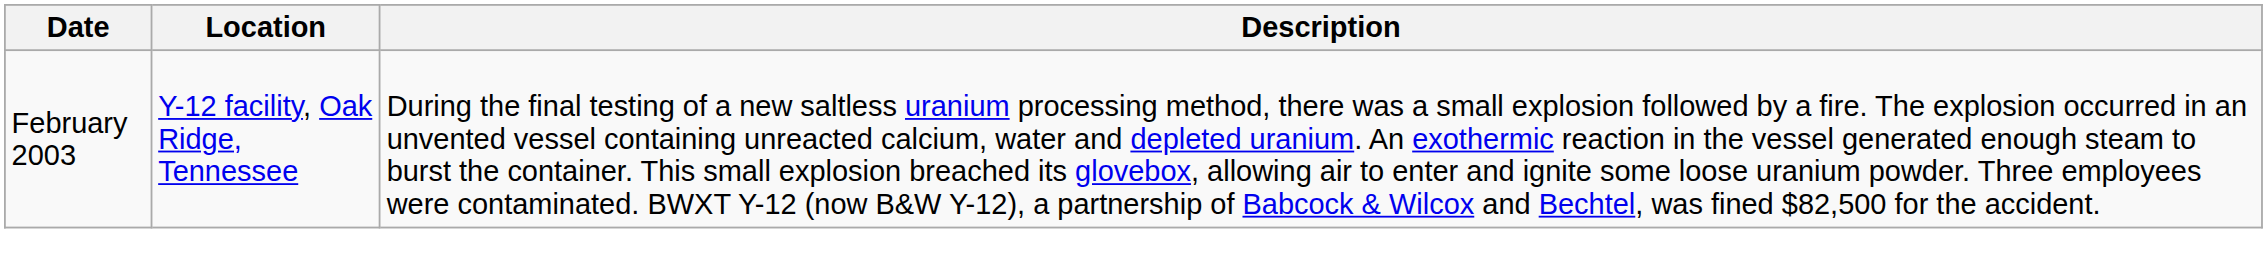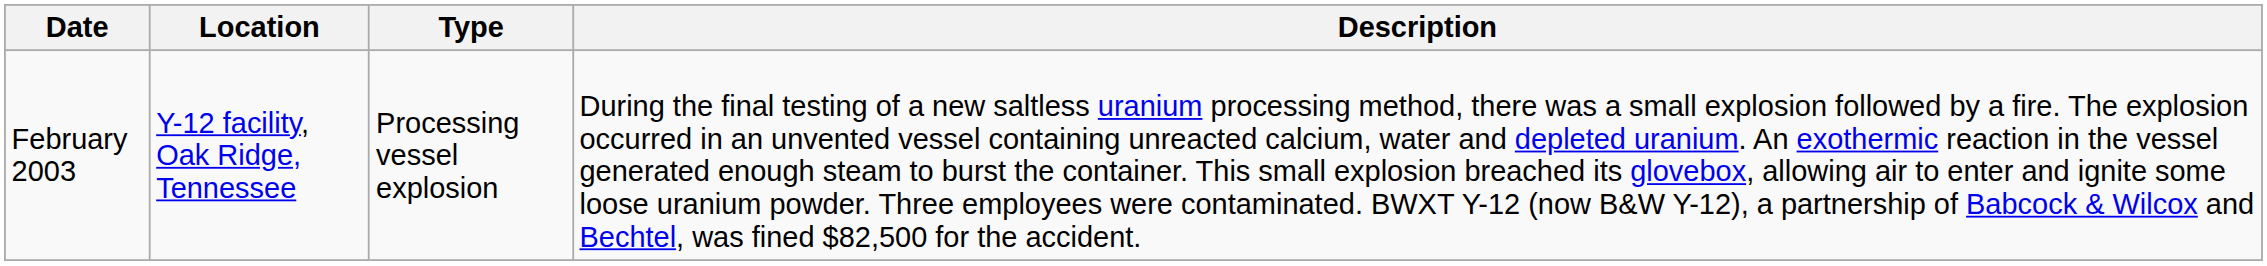+ column: (471, 27)
